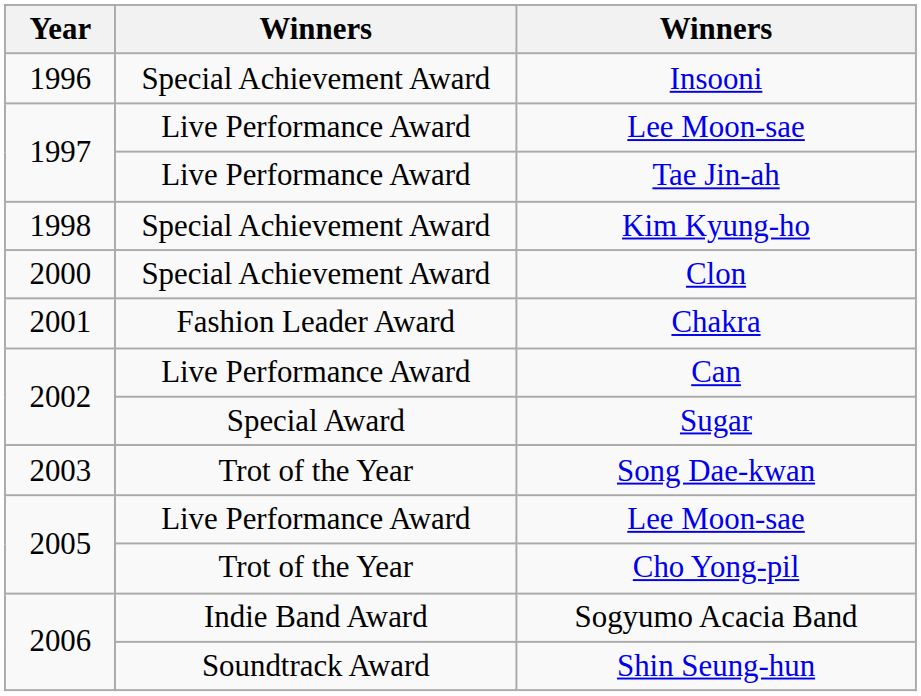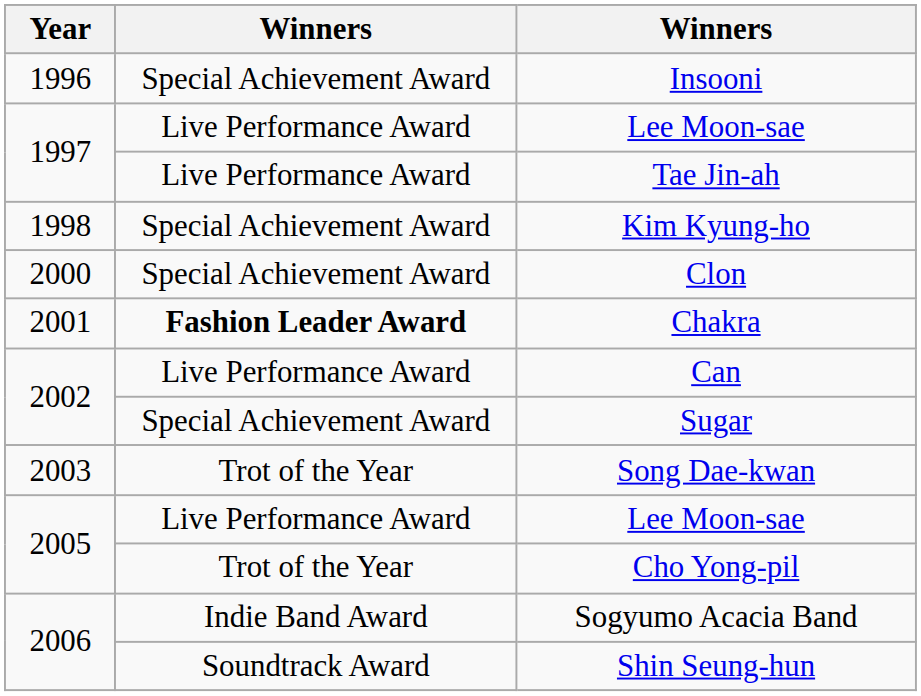(316, 322) normal -> (316, 322) bold
(316, 420) Special Award -> (316, 420) Special Achievement Award
